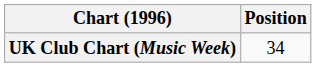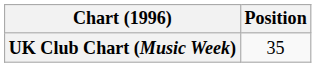(276, 47) 34 -> (276, 47) 35
